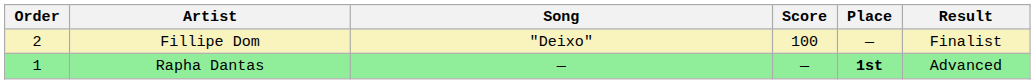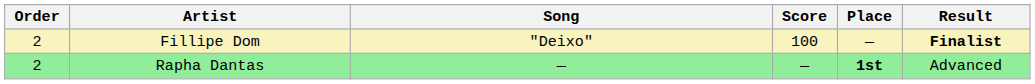(966, 41) normal -> (966, 41) bold
(37, 66) 1 -> (37, 66) 2
